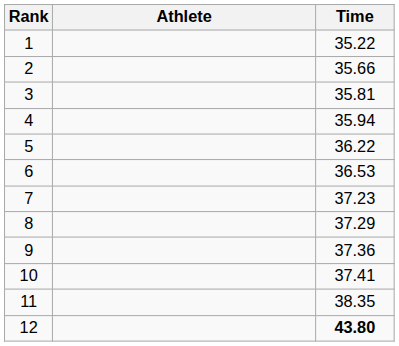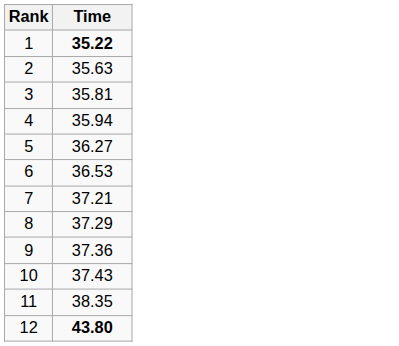- column: (184, 17)
(355, 43) normal -> (92, 43) bold
(355, 69) 35.66 -> (92, 69) 35.63
(355, 146) 36.22 -> (92, 146) 36.27
(355, 198) 37.23 -> (92, 198) 37.21
(355, 276) 37.41 -> (92, 276) 37.43
